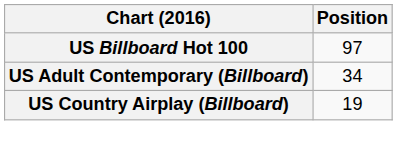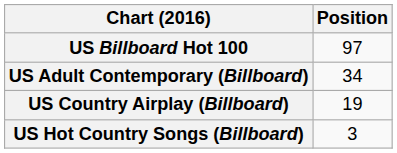+ row: (159, 133)
